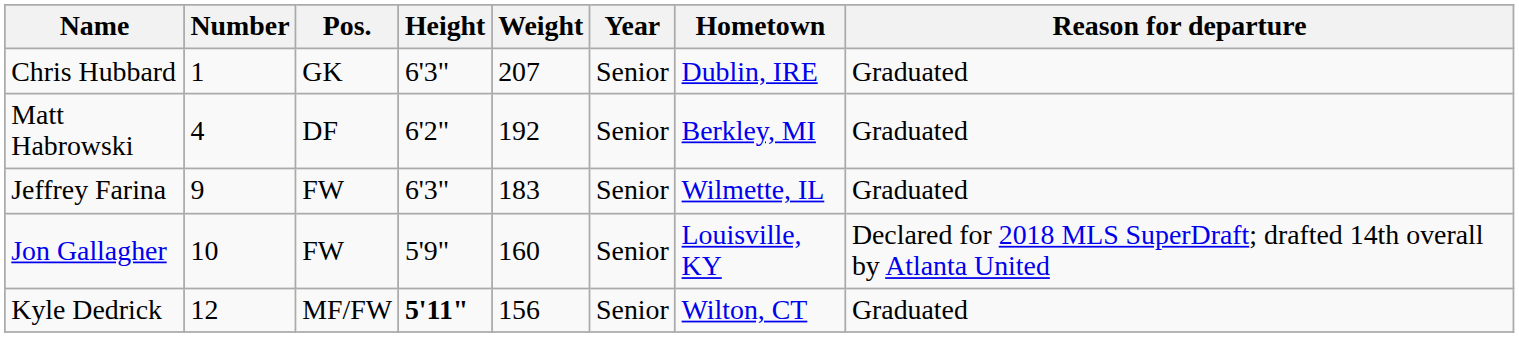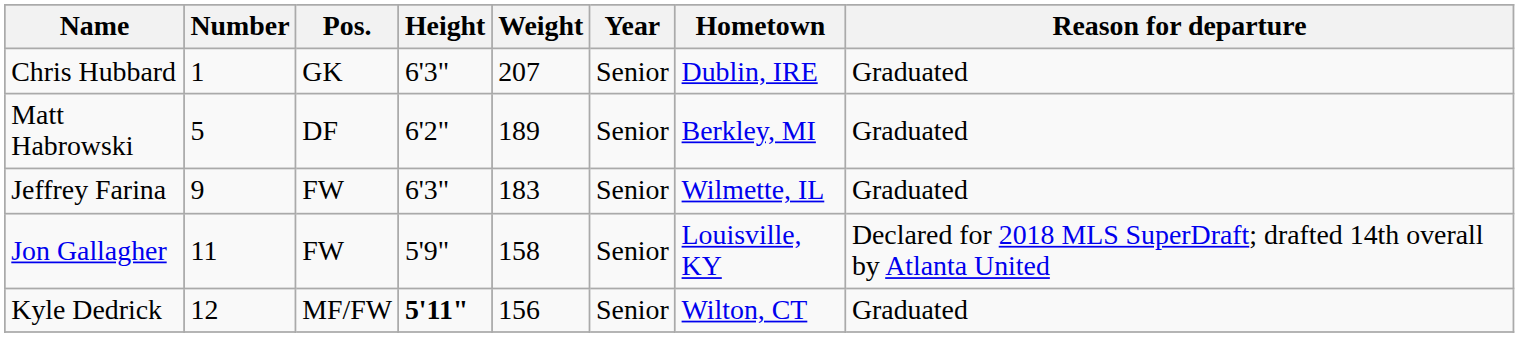(197, 130) 4 -> (197, 130) 5
(519, 130) 192 -> (519, 130) 189
(204, 250) 10 -> (204, 250) 11
(519, 250) 160 -> (519, 250) 158
